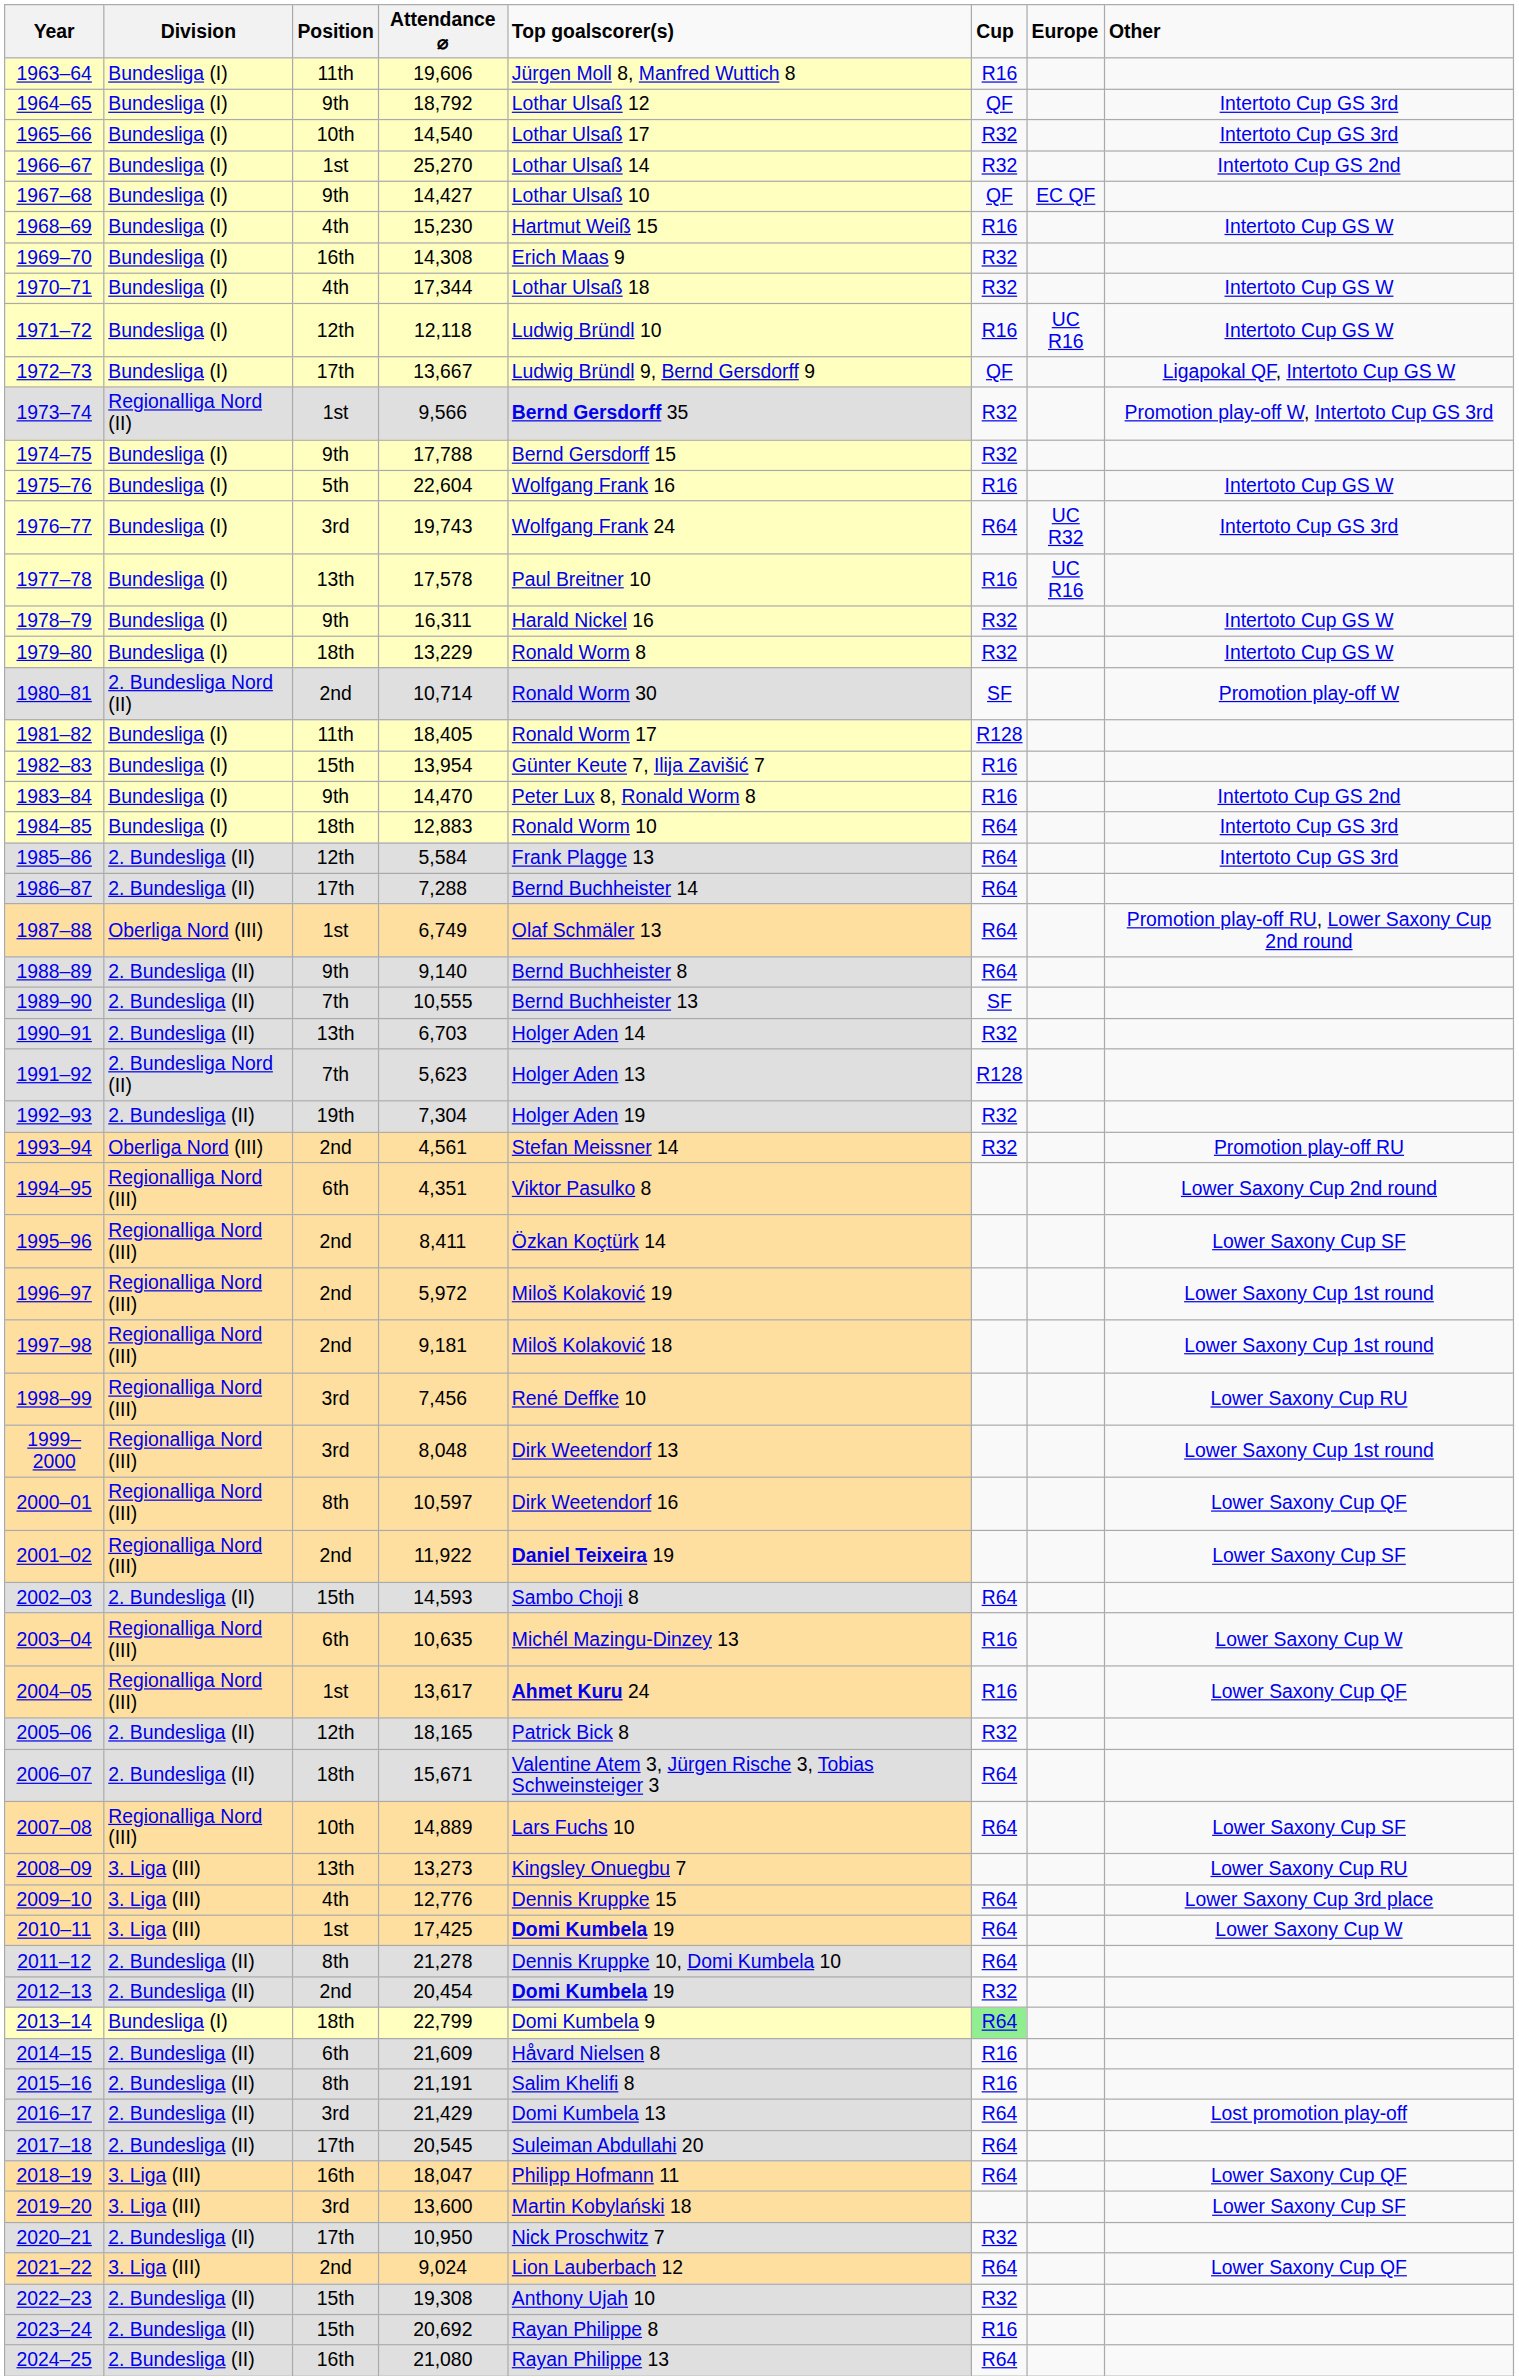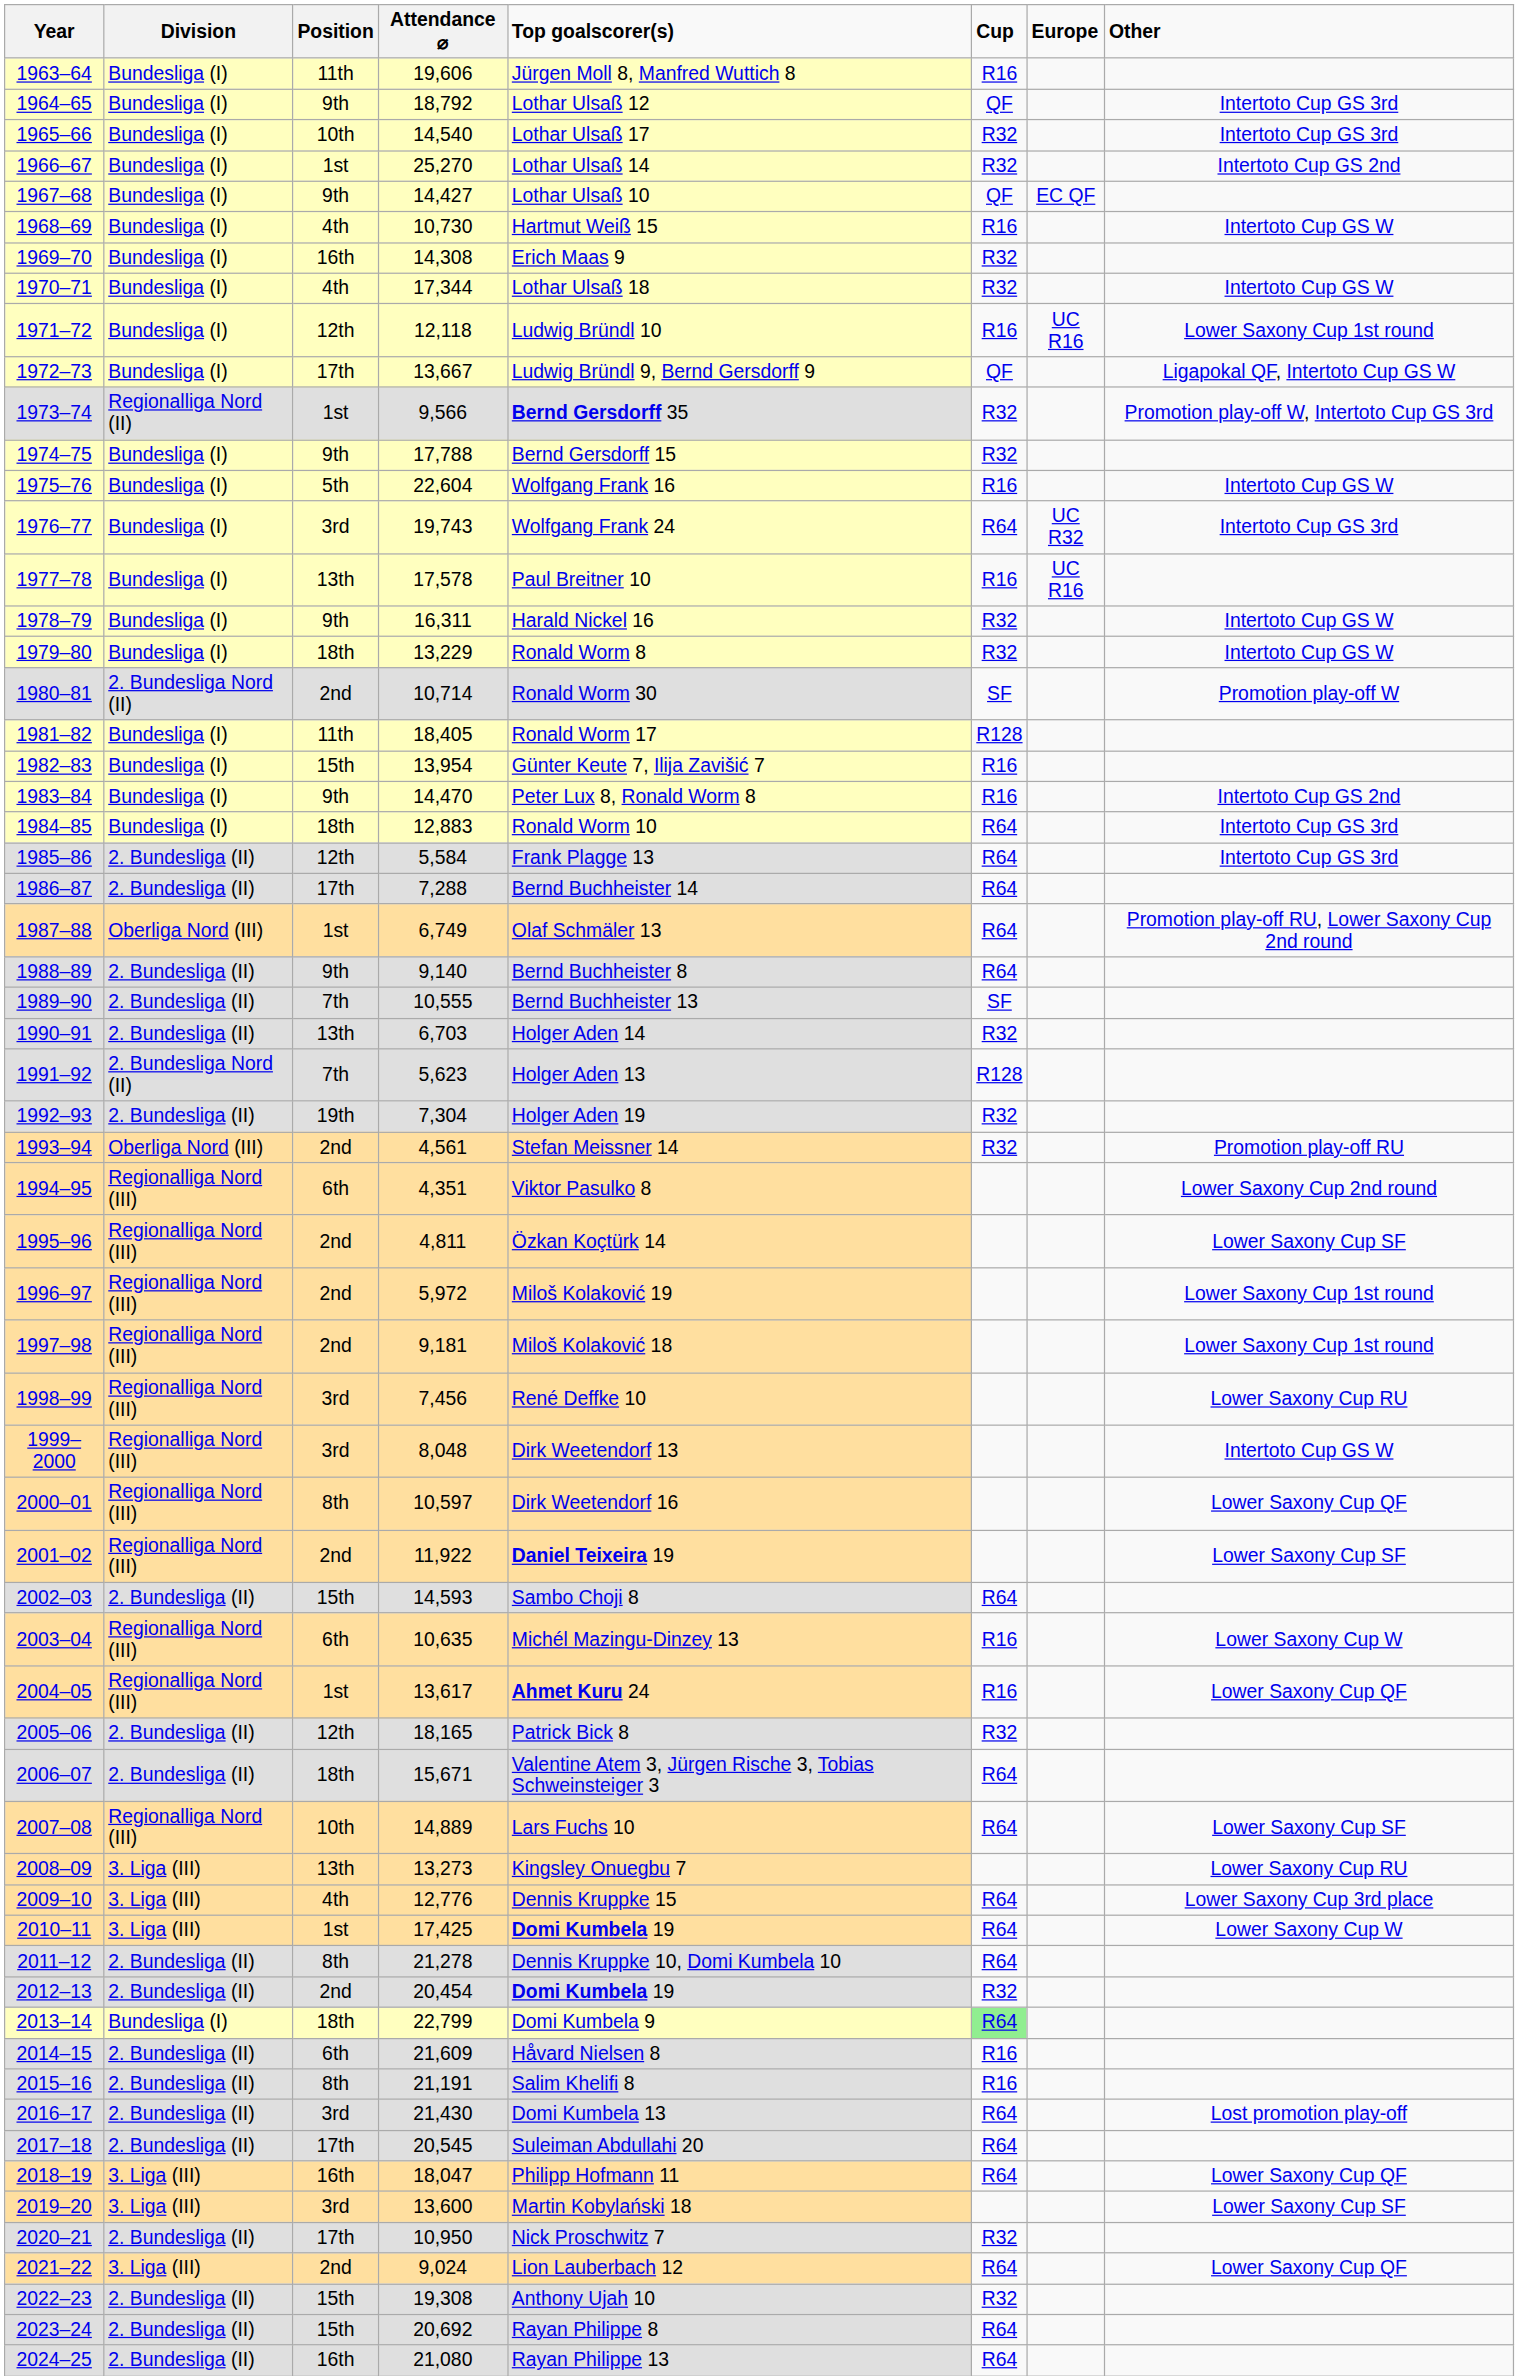(443, 227) 15,230 -> (443, 227) 10,730
(1309, 330) Intertoto Cup GS W -> (1309, 330) Lower Saxony Cup 1st round
(443, 1241) 8,411 -> (443, 1241) 4,811
(1309, 1451) Lower Saxony Cup 1st round -> (1309, 1451) Intertoto Cup GS W
(443, 2114) 21,429 -> (443, 2114) 21,430
(999, 2329) R16 -> (999, 2329) R64
